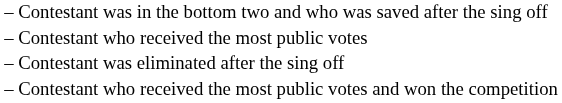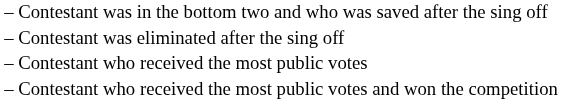rows swapped: (181, 63) <-> (193, 37)
